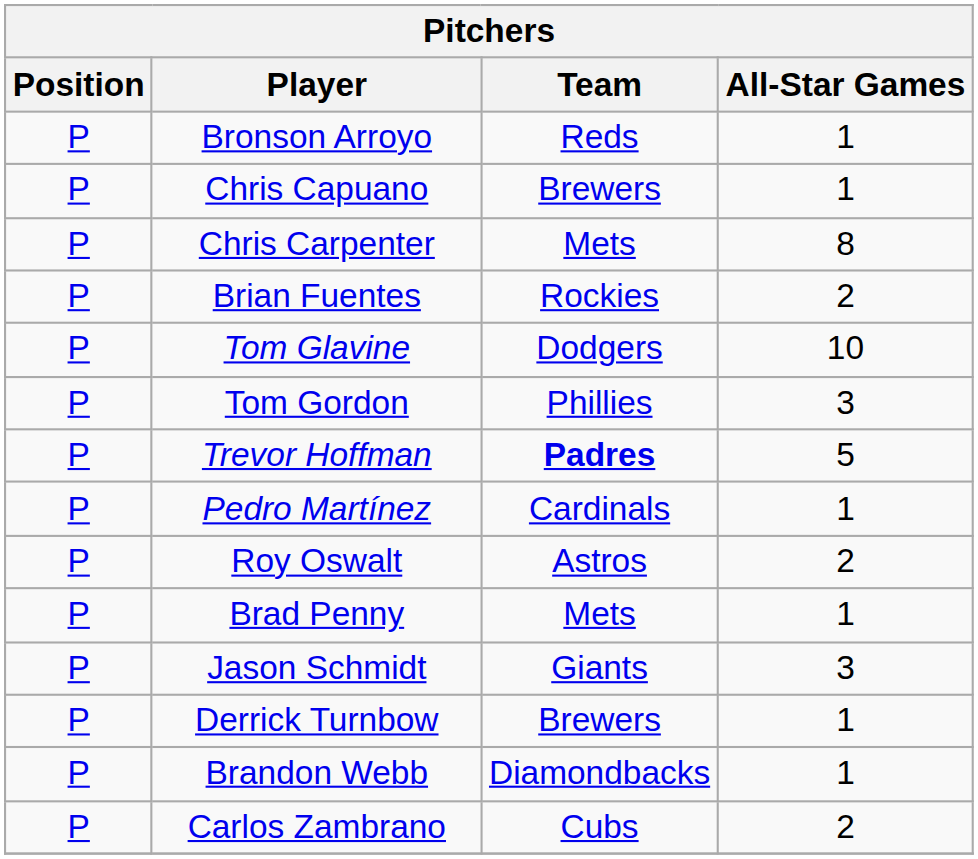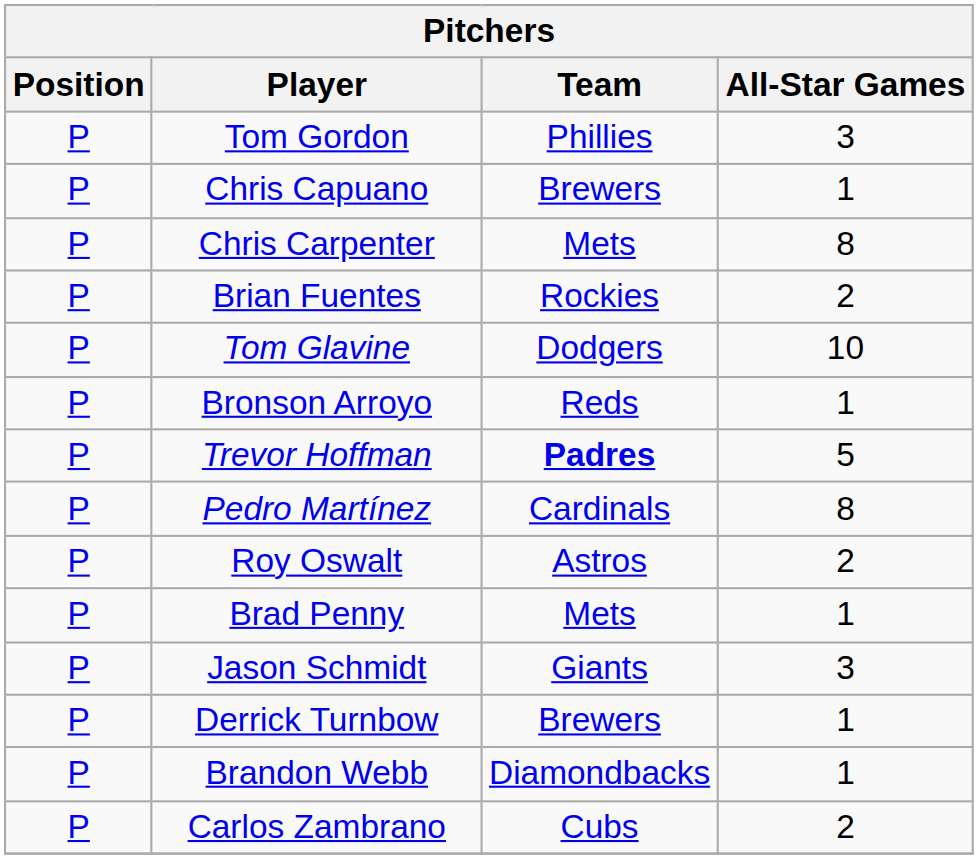rows swapped: (317, 137) <-> (317, 402)
(845, 508) 1 -> (845, 508) 8
